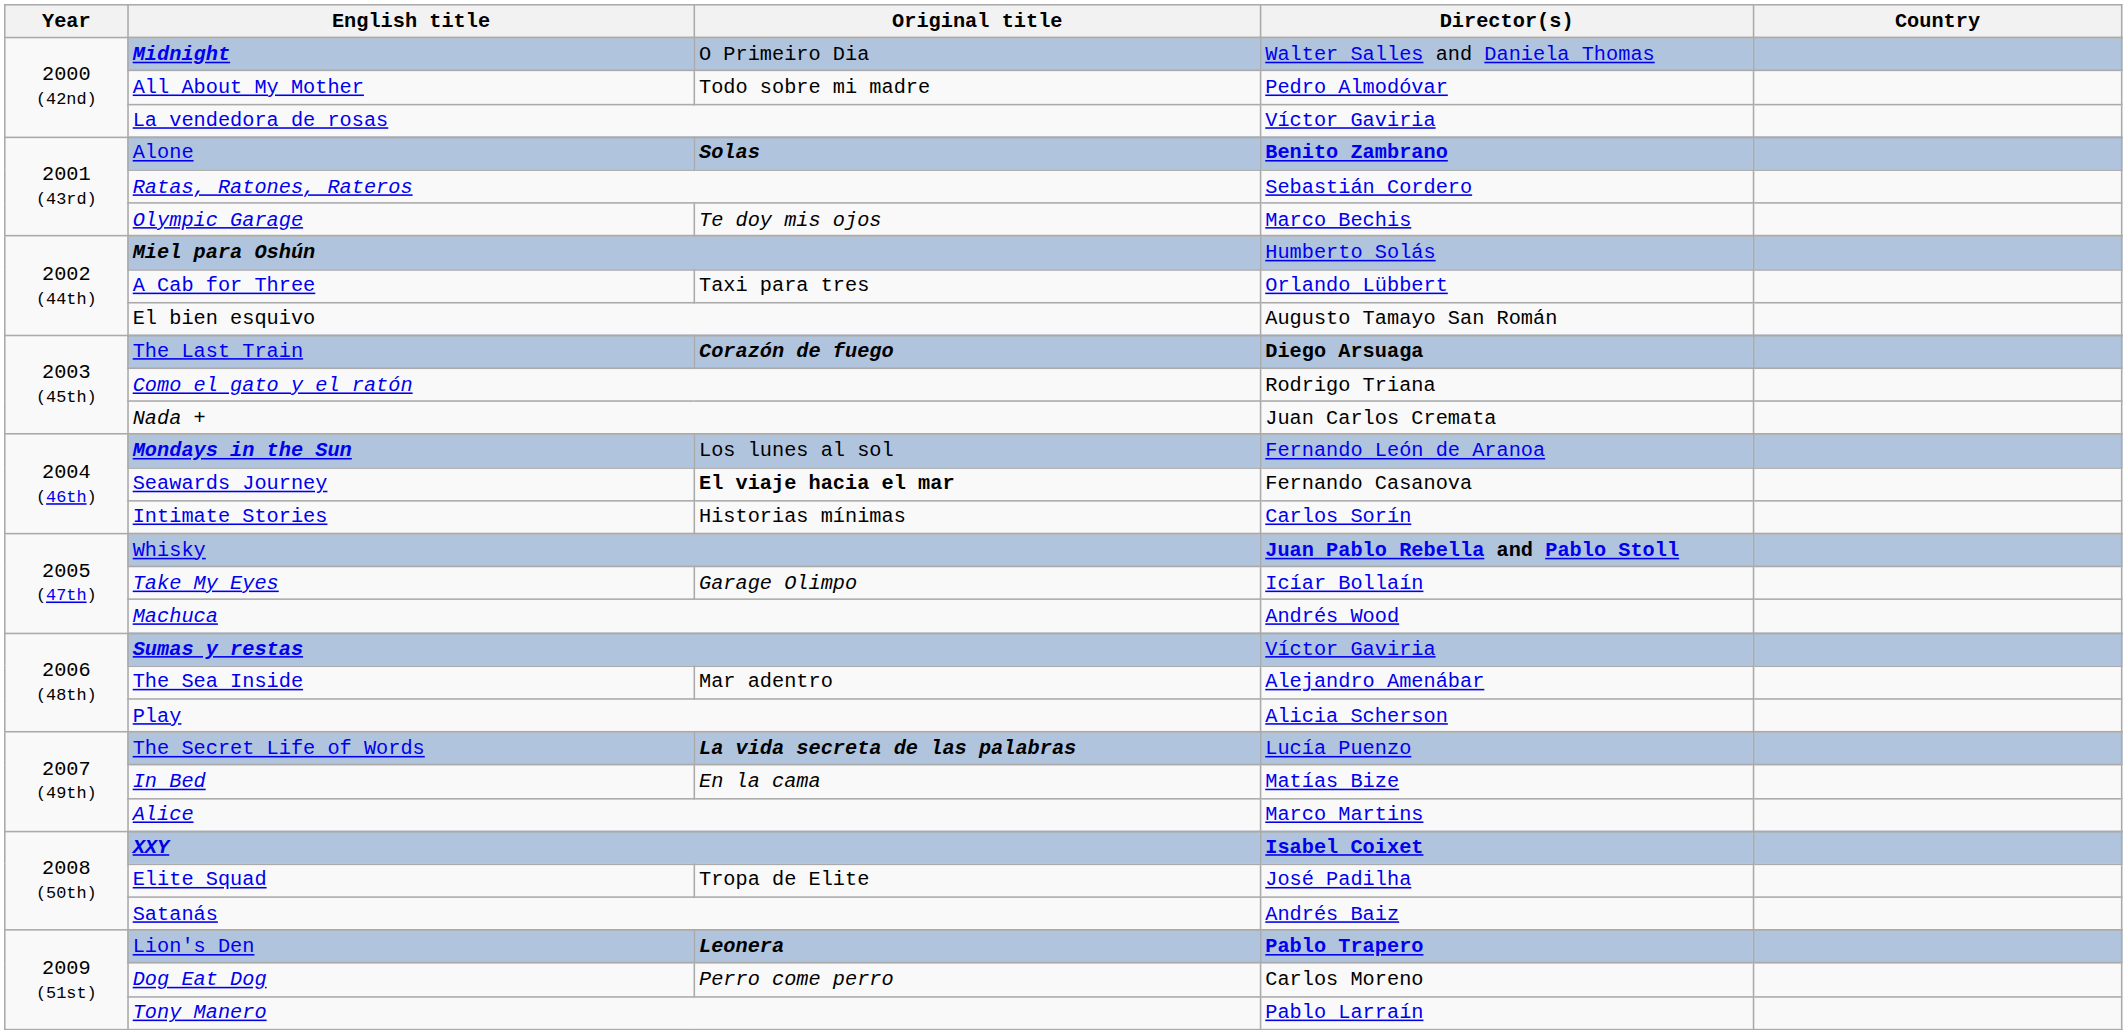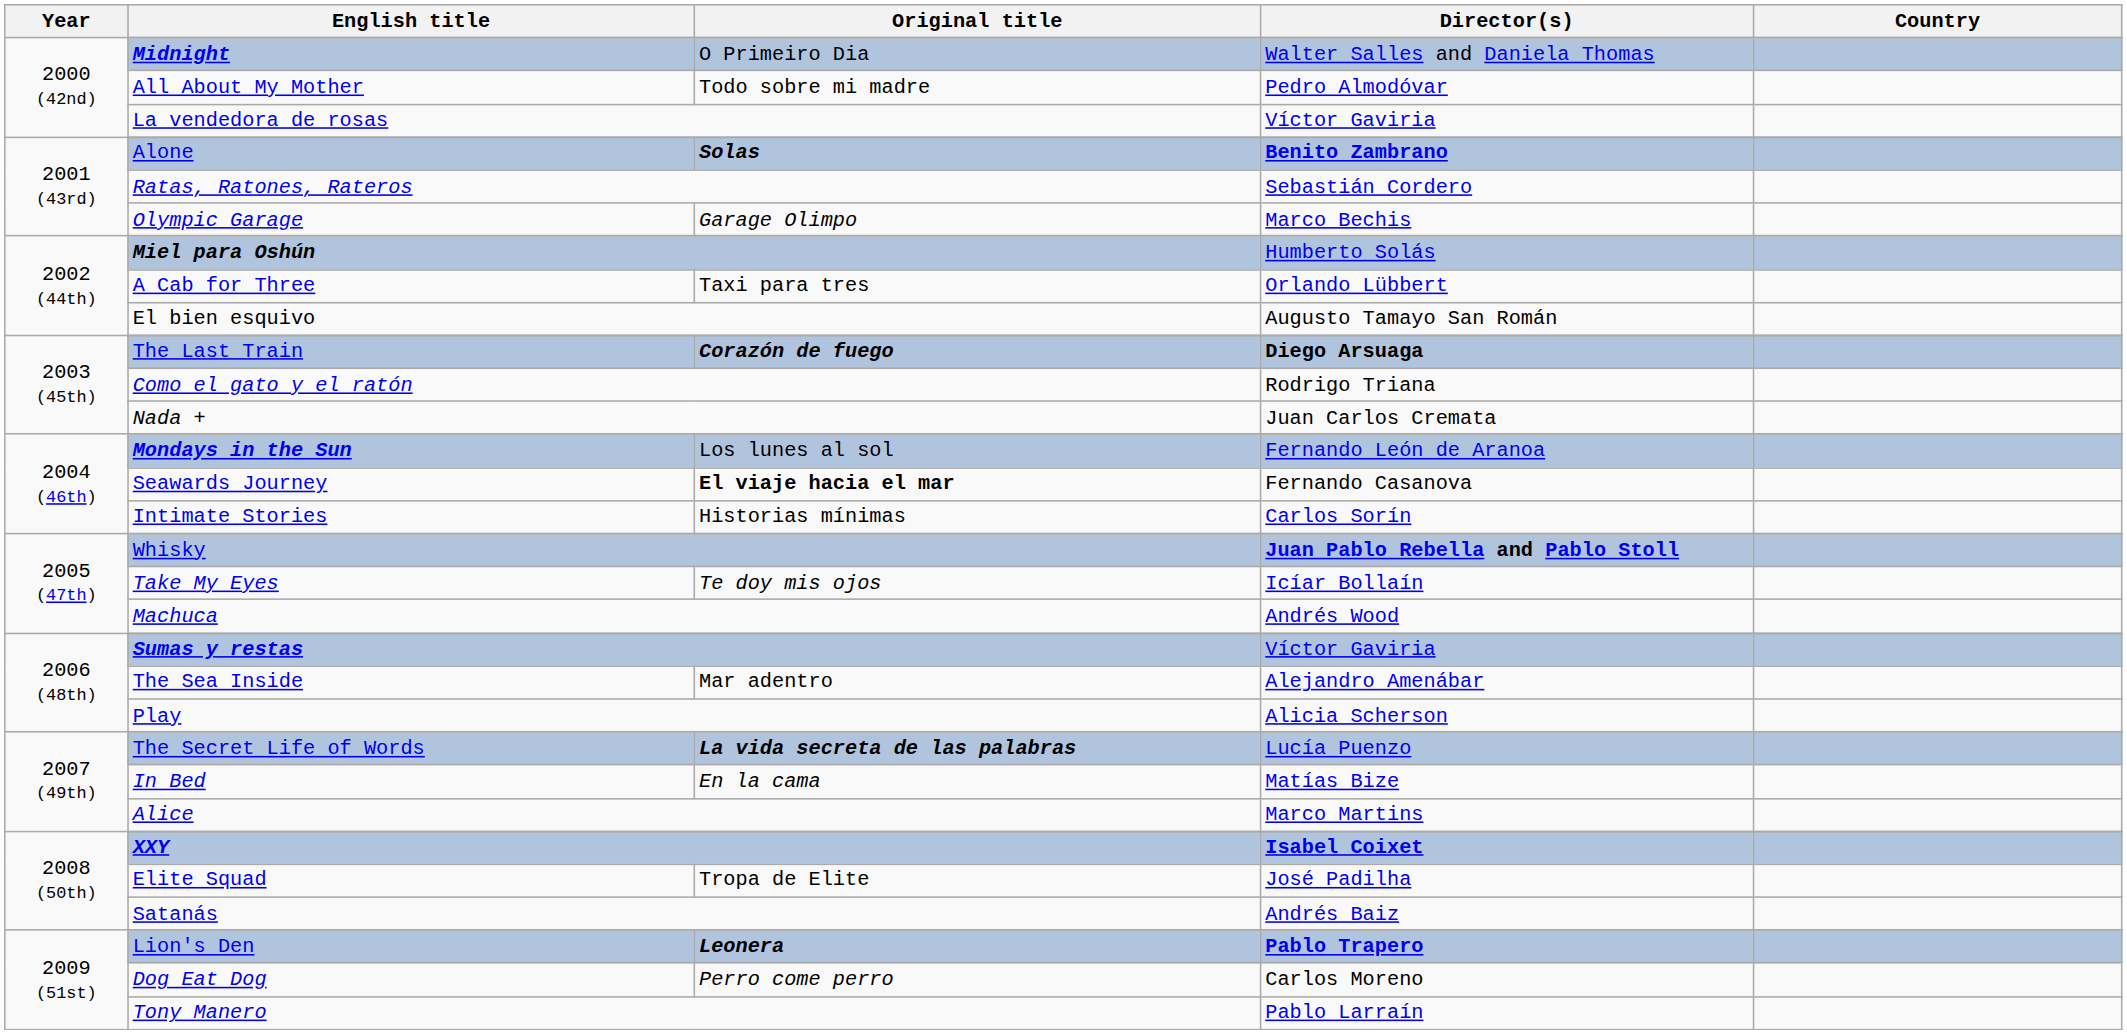(790, 220) Te doy mis ojos -> (778, 220) Garage Olimpo
(778, 583) Garage Olimpo -> (790, 583) Te doy mis ojos
